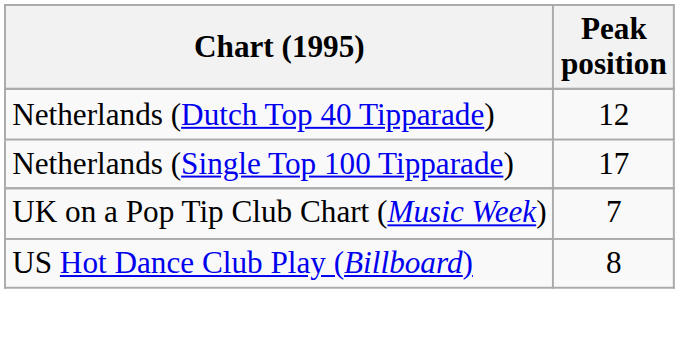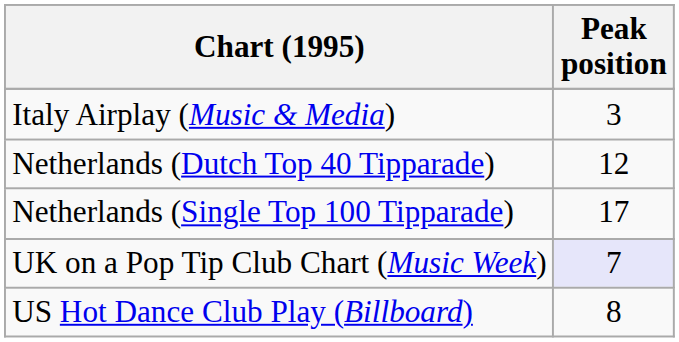+ row: (204, 113)
(614, 212) no background -> (614, 262) lavender background
